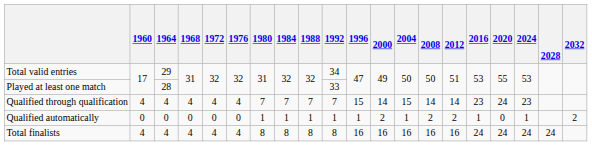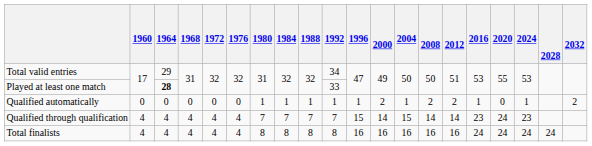(166, 87) normal -> (166, 87) bold
rows swapped: (67, 102) <-> (53, 118)
